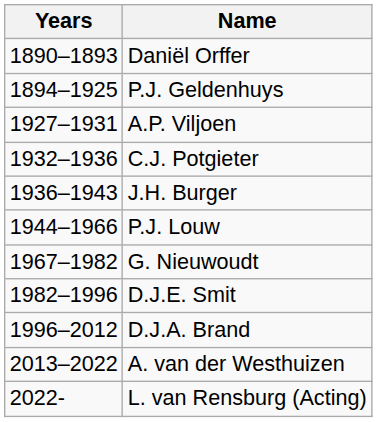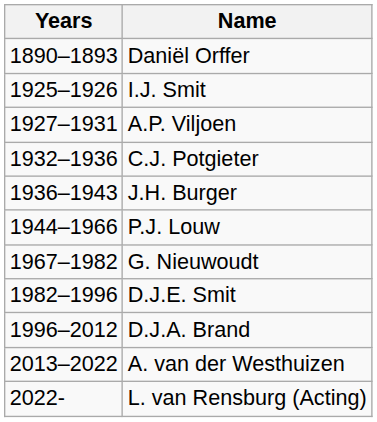- row: (206, 90)
+ row: (167, 90)
